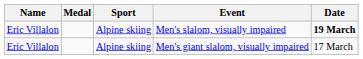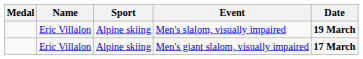columns swapped: (77, 13) <-> (33, 13)
(333, 46) normal -> (334, 46) bold
